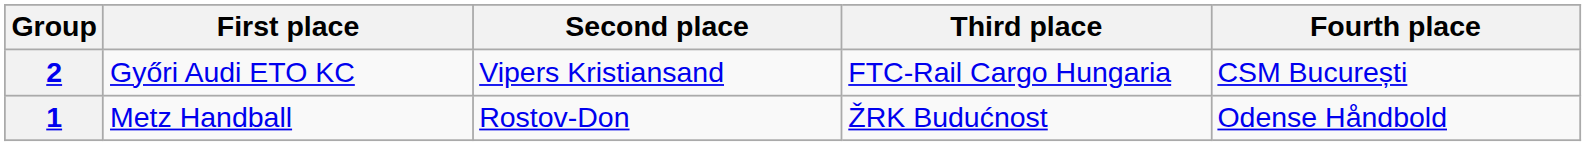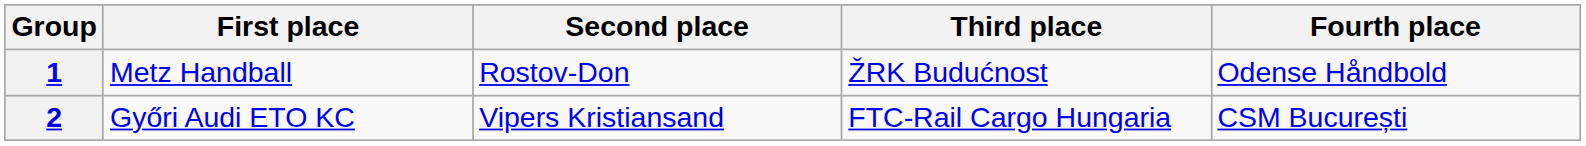rows swapped: (54, 117) <-> (54, 72)
